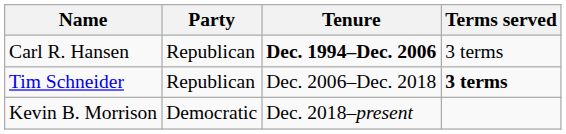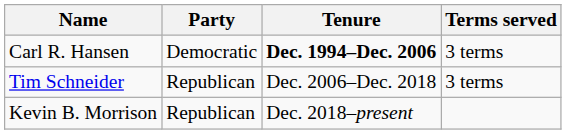(211, 50) Republican -> (212, 50) Democratic
(477, 81) bold -> (474, 81) normal
(212, 112) Democratic -> (211, 112) Republican
